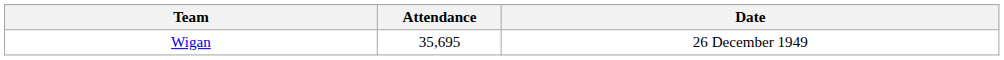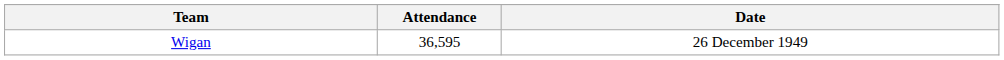(440, 42) 35,695 -> (440, 42) 36,595
